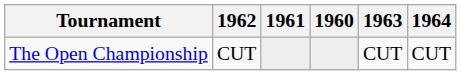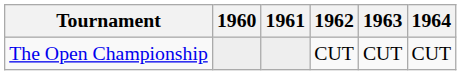columns swapped: (334, 20) <-> (237, 20)
